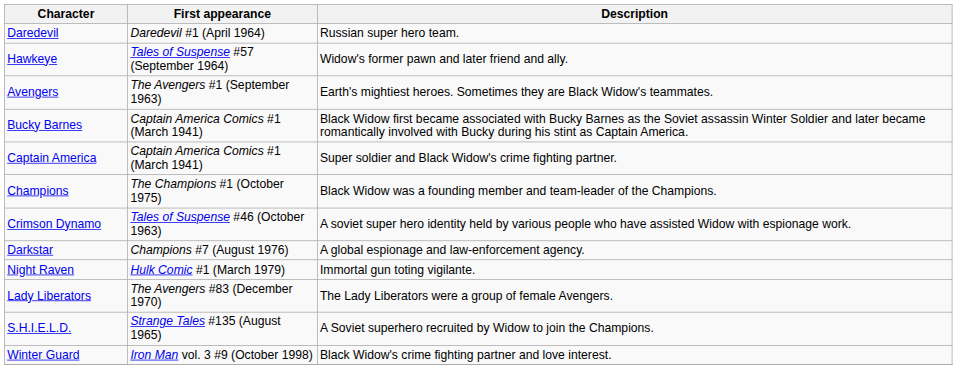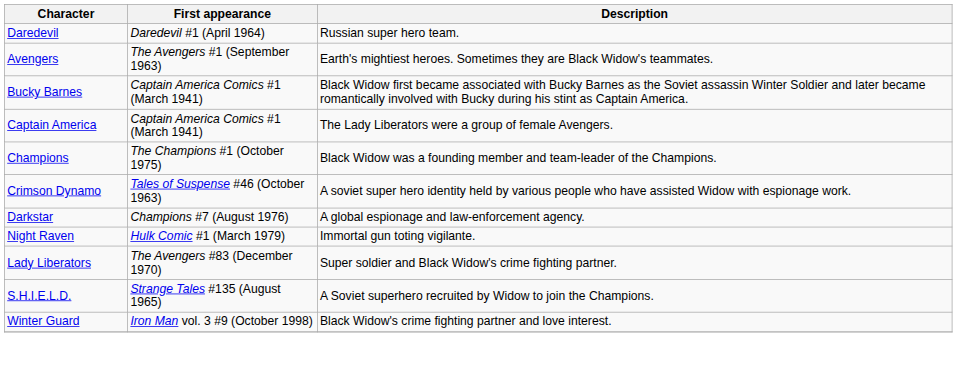- row: (32, 59)
(468, 158) Super soldier and Black Widow's crime fighting partner. -> (466, 125) The Lady Liberators were a group of female Avengers.
(466, 295) The Lady Liberators were a group of female Avengers. -> (468, 262) Super soldier and Black Widow's crime fighting partner.
